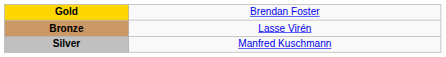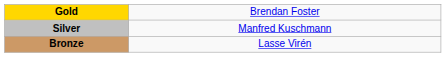rows swapped: (66, 44) <-> (66, 28)
